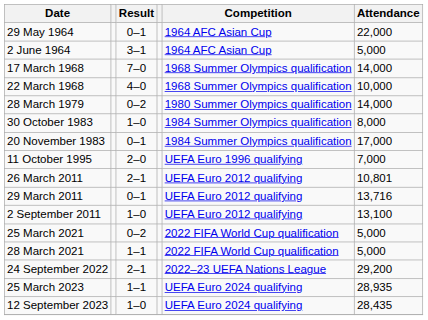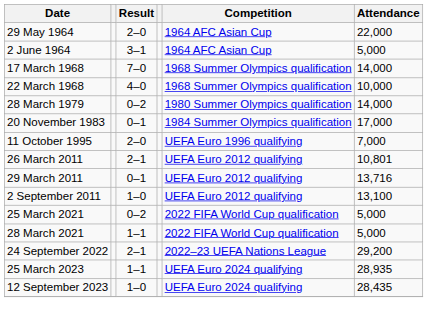(136, 31) 0–1 -> (136, 31) 2–0
- row: (50, 123)
